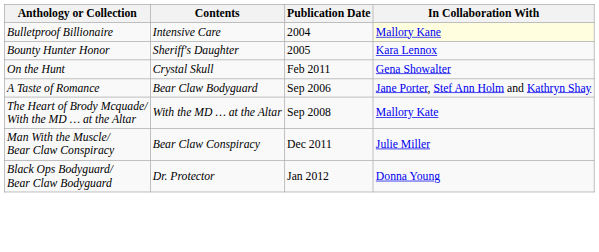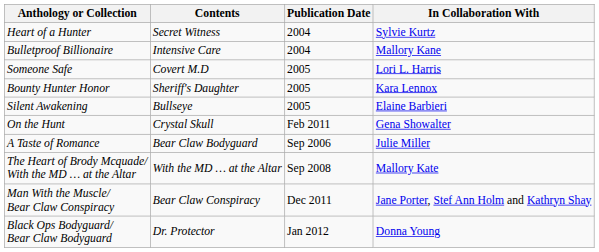+ row: (49, 32)
(408, 32) lightyellow background -> (408, 50) no background
+ row: (40, 69)
+ row: (47, 106)
(484, 87) Jane Porter, Stef Ann Holm and Kathryn Shay -> (403, 143) Julie Miller
(403, 144) Julie Miller -> (484, 200) Jane Porter, Stef Ann Holm and Kathryn Shay
